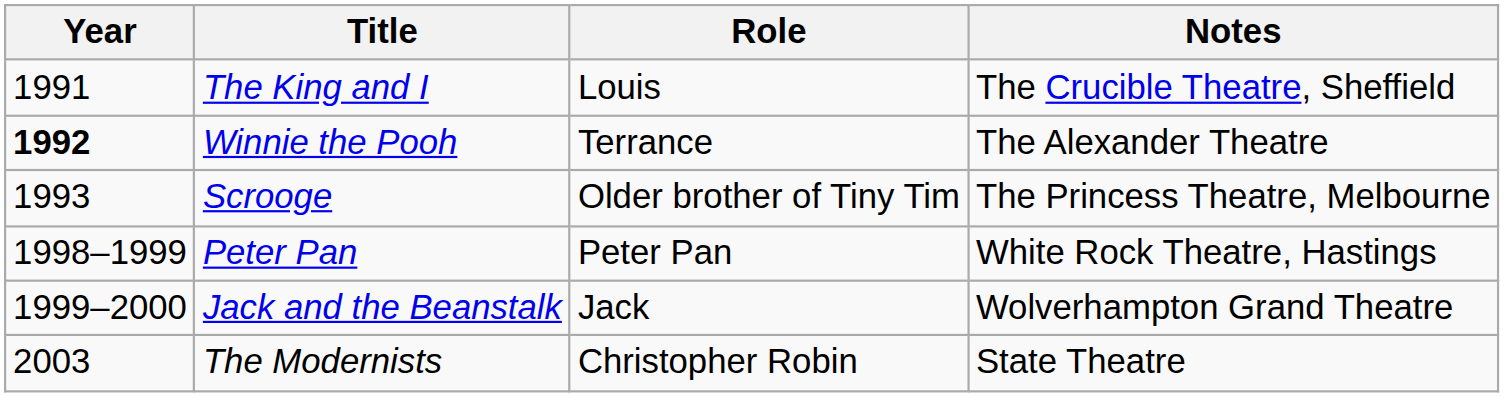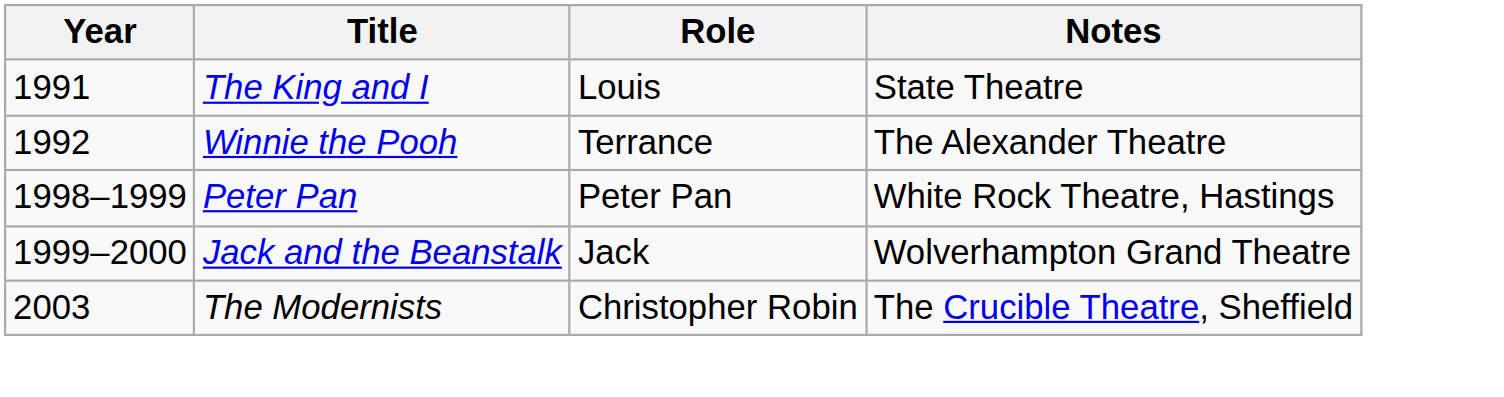(1216, 87) The Crucible Theatre, Sheffield -> (979, 87) State Theatre
(52, 142) bold -> (52, 142) normal
- row: (268, 197)
(1081, 362) State Theatre -> (1113, 307) The Crucible Theatre, Sheffield
